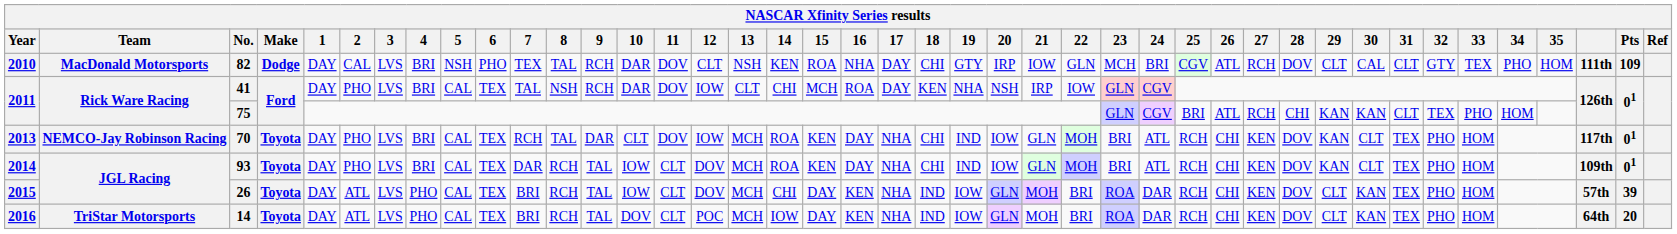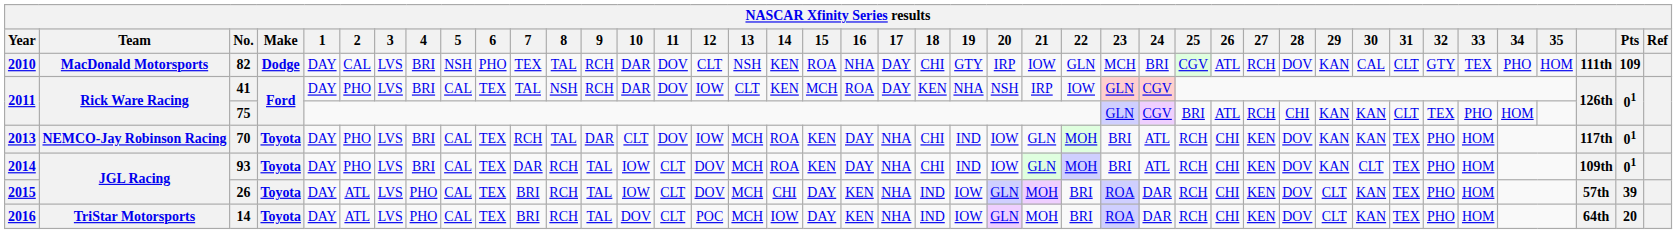(1334, 64) CLT -> (1334, 64) KAN
(785, 88) CHI -> (785, 88) KEN
(1371, 138) CLT -> (1371, 138) KAN
